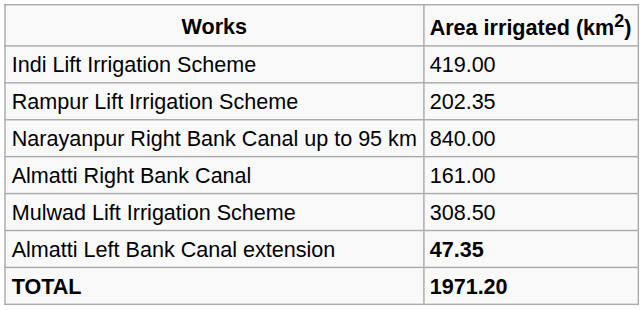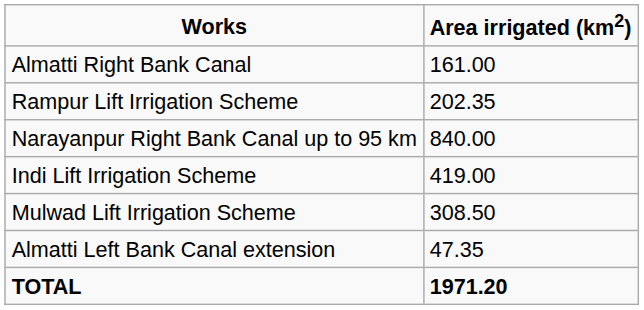rows swapped: (132, 175) <-> (134, 64)
(457, 249) bold -> (457, 249) normal
